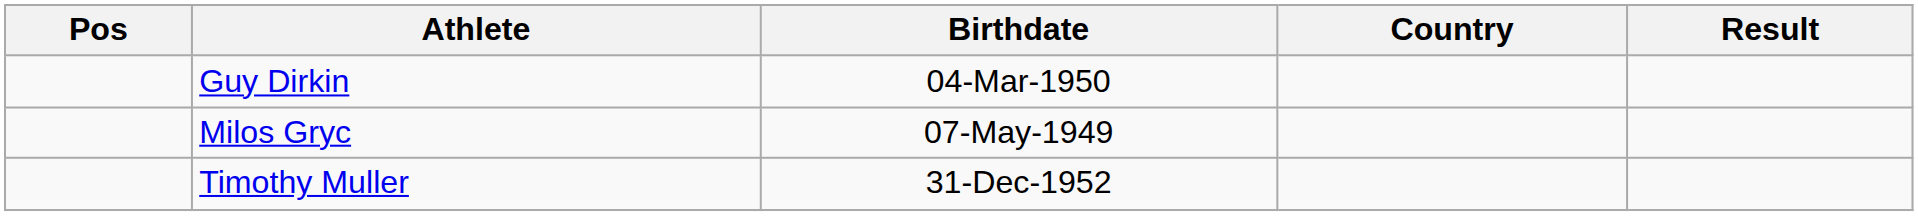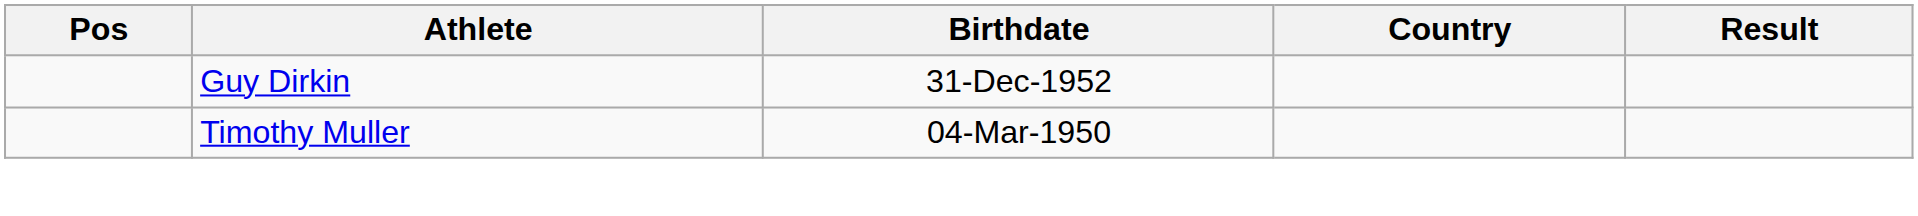(1019, 81) 04-Mar-1950 -> (1019, 81) 31-Dec-1952
- row: (275, 132)
(1019, 183) 31-Dec-1952 -> (1019, 132) 04-Mar-1950
